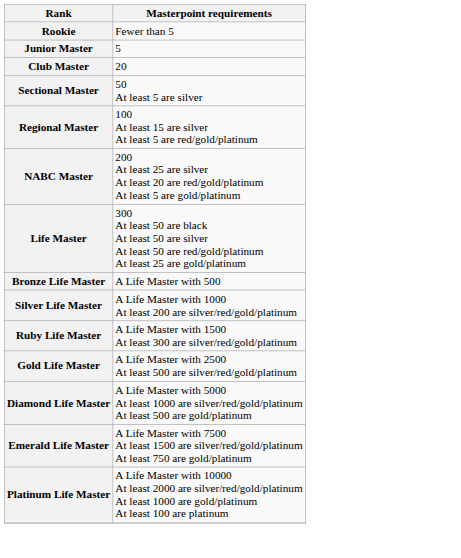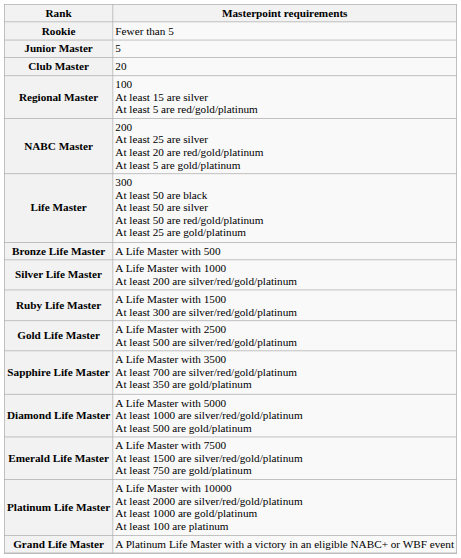- row: (59, 90)
+ row: (59, 372)
+ row: (59, 544)
